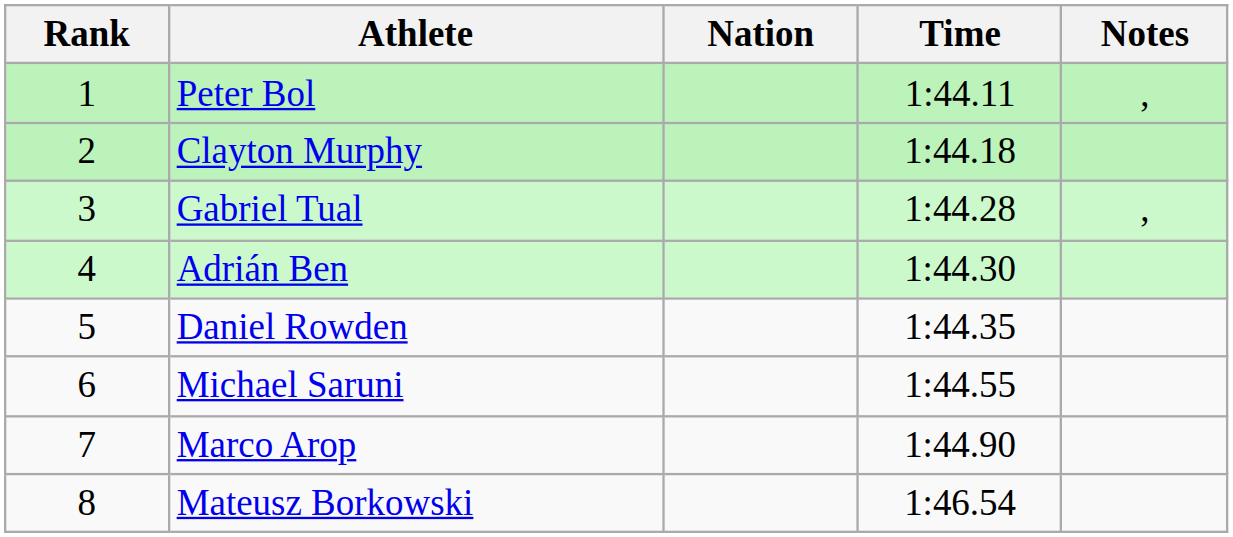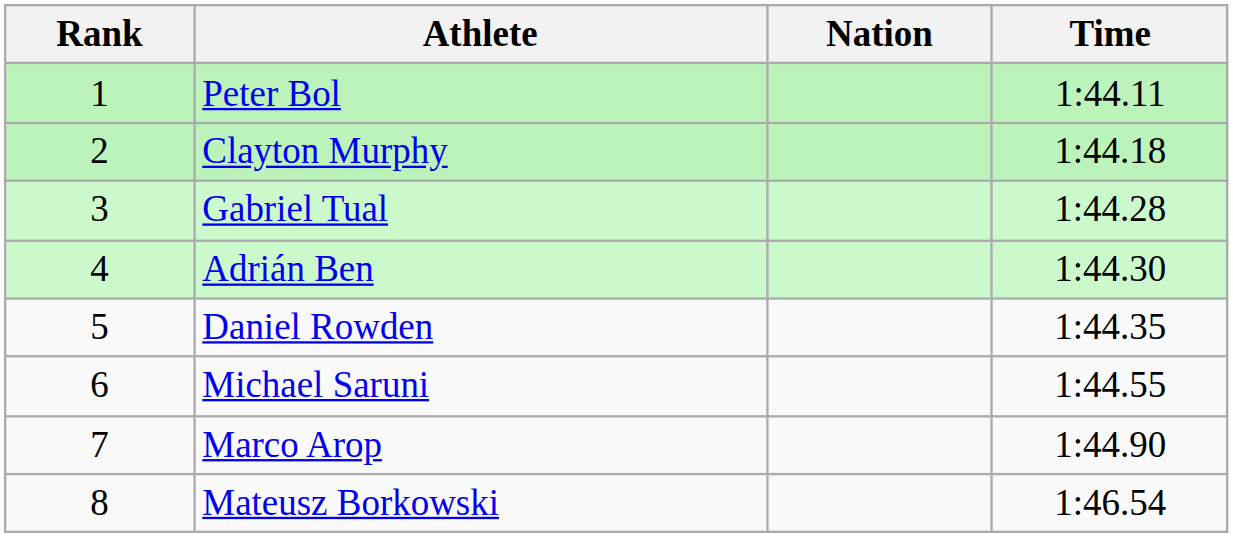- column: (1145, 33)
